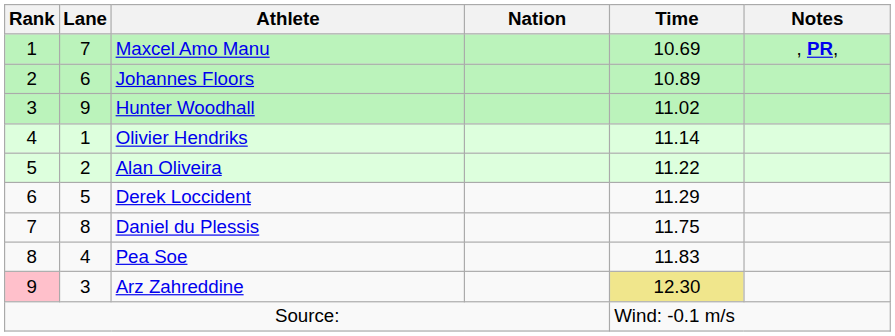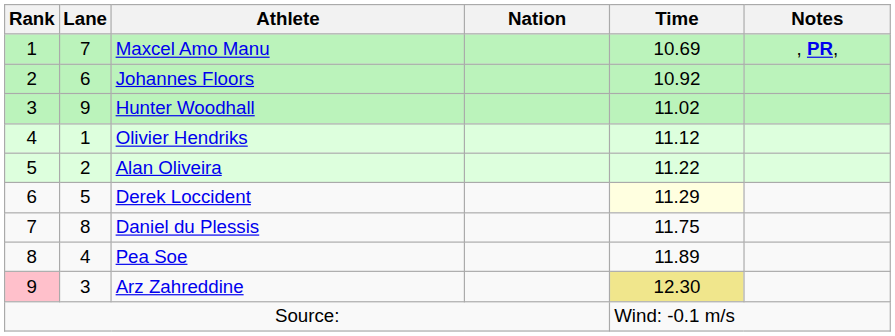(677, 78) 10.89 -> (677, 78) 10.92
(677, 138) 11.14 -> (677, 138) 11.12
(677, 197) no background -> (677, 197) lightyellow background
(677, 256) 11.83 -> (677, 256) 11.89
